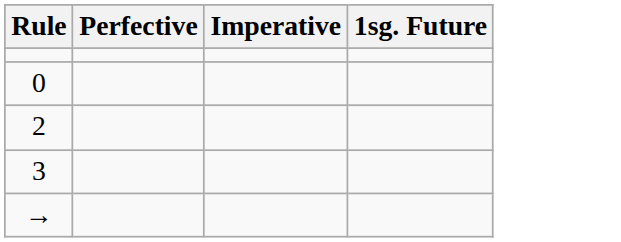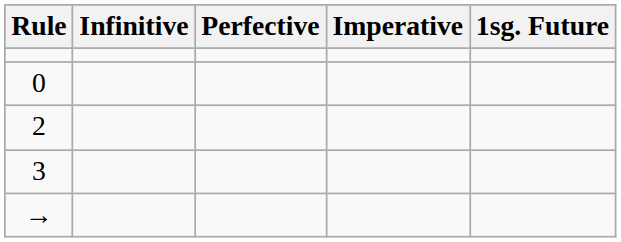+ column: (134, 26)
